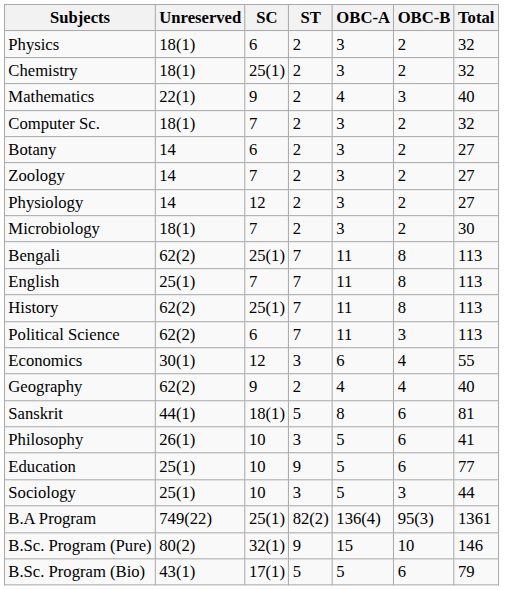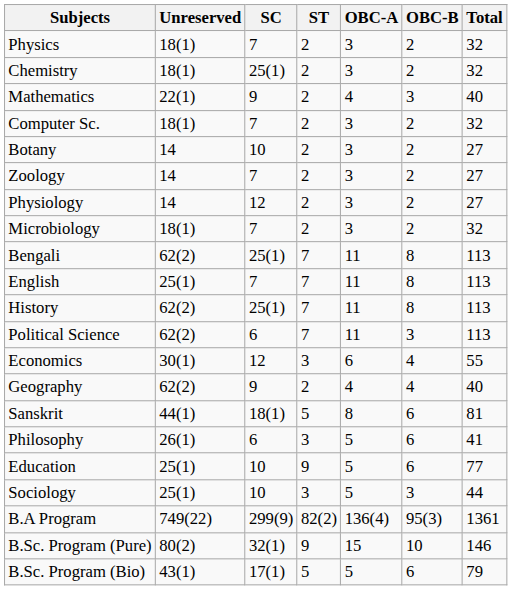(253, 44) 6 -> (253, 44) 7
(253, 149) 6 -> (257, 149) 10
(466, 228) 30 -> (475, 228) 32
(257, 439) 10 -> (253, 439) 6
(267, 519) 25(1) -> (271, 519) 299(9)
